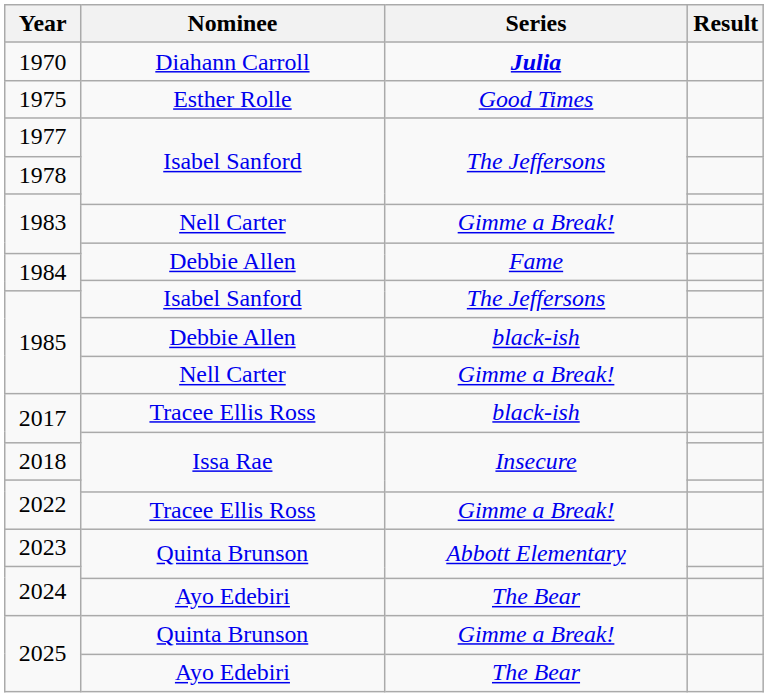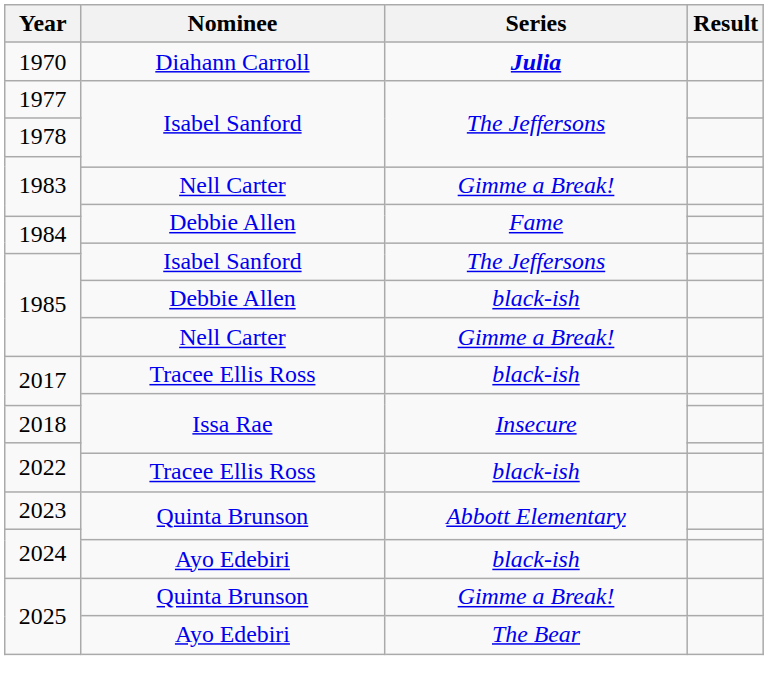- row: (43, 99)
(536, 510) Gimme a Break! -> (536, 472) black-ish
(536, 596) The Bear -> (536, 558) black-ish
